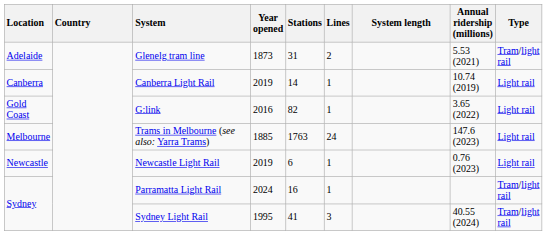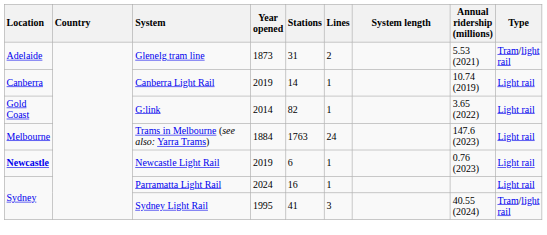(263, 109) 2016 -> (263, 109) 2014
(263, 136) 1885 -> (263, 136) 1884
(27, 163) normal -> (28, 163) bold
(519, 190) Tram/light rail -> (516, 184) Light rail
